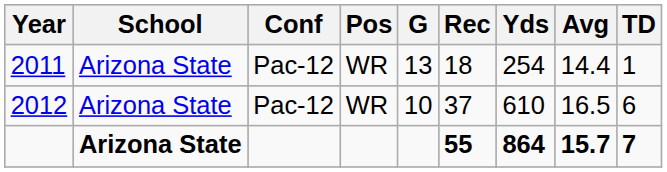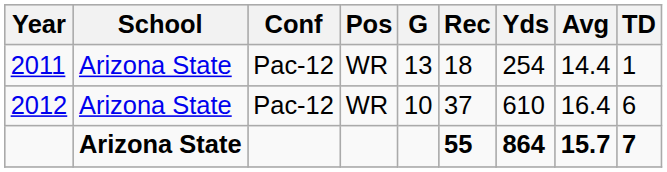(586, 105) 16.5 -> (586, 105) 16.4
